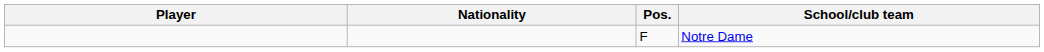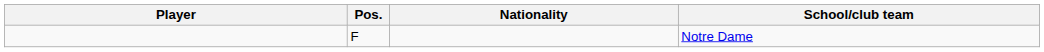columns swapped: (657, 15) <-> (492, 15)
